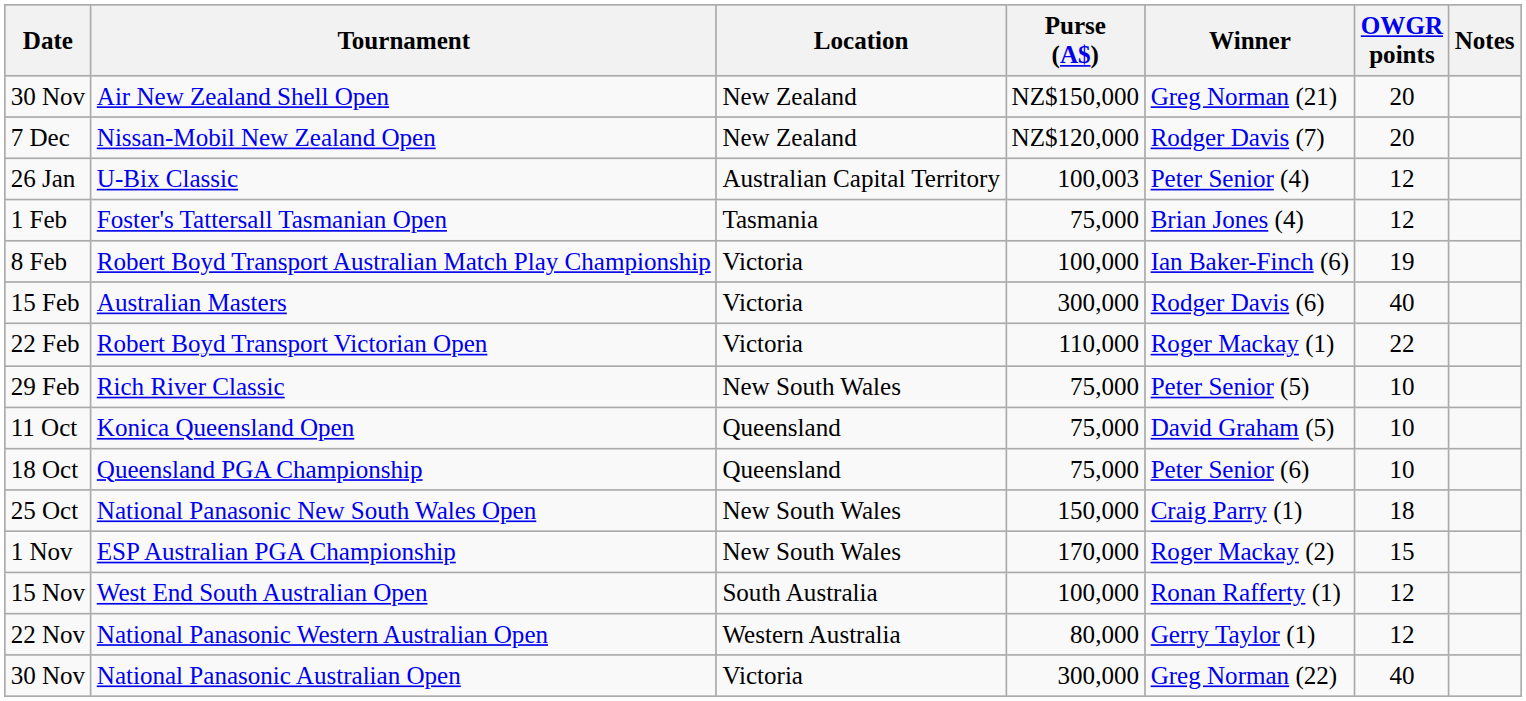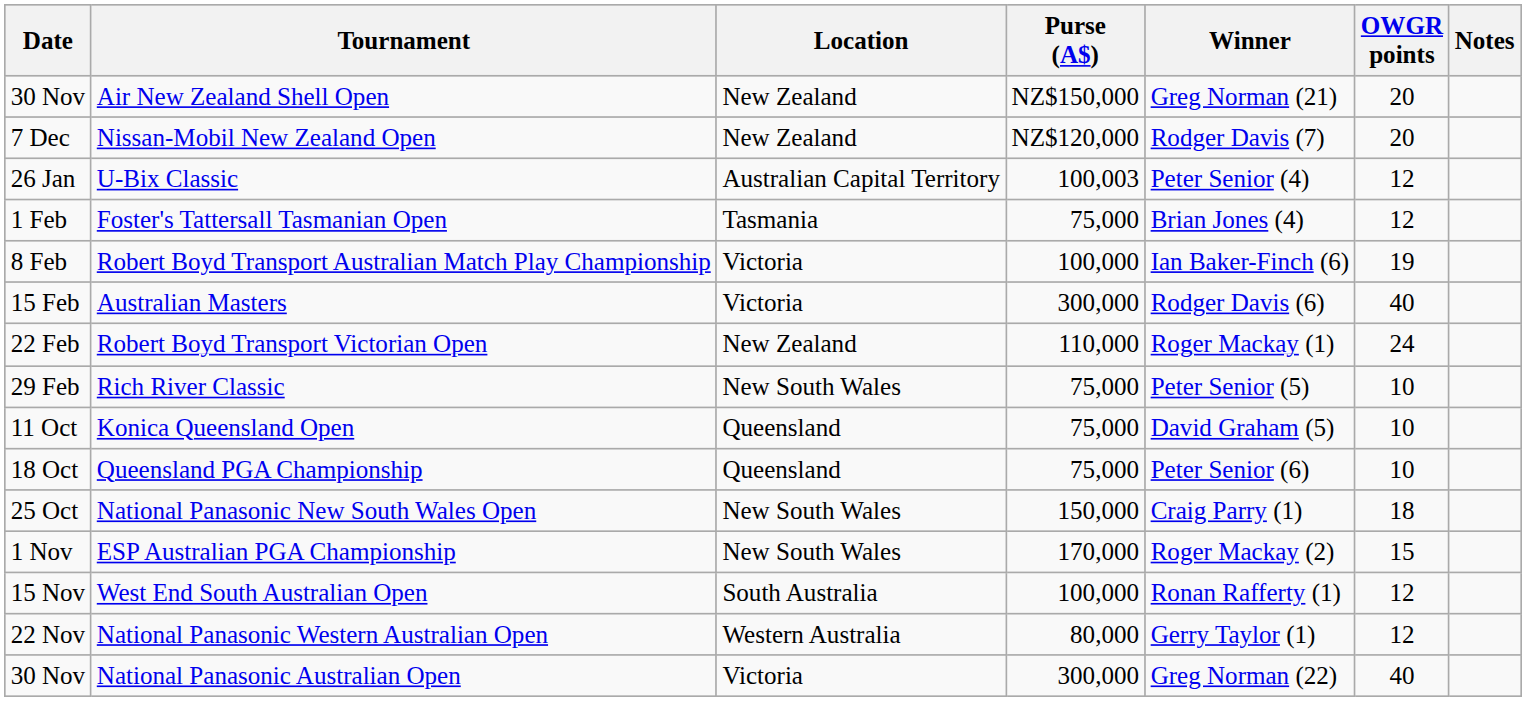(763, 344) Victoria -> (790, 344) New Zealand
(1402, 344) 22 -> (1402, 344) 24
